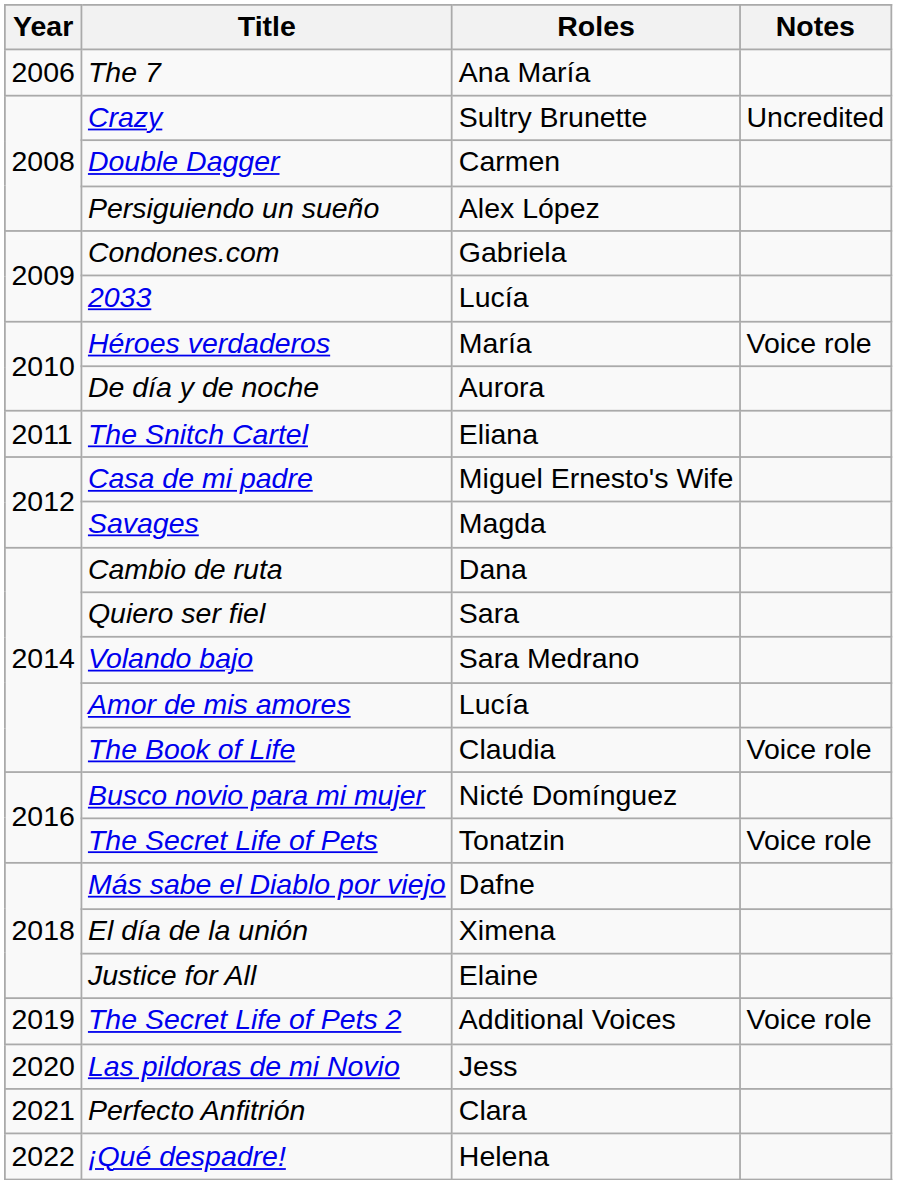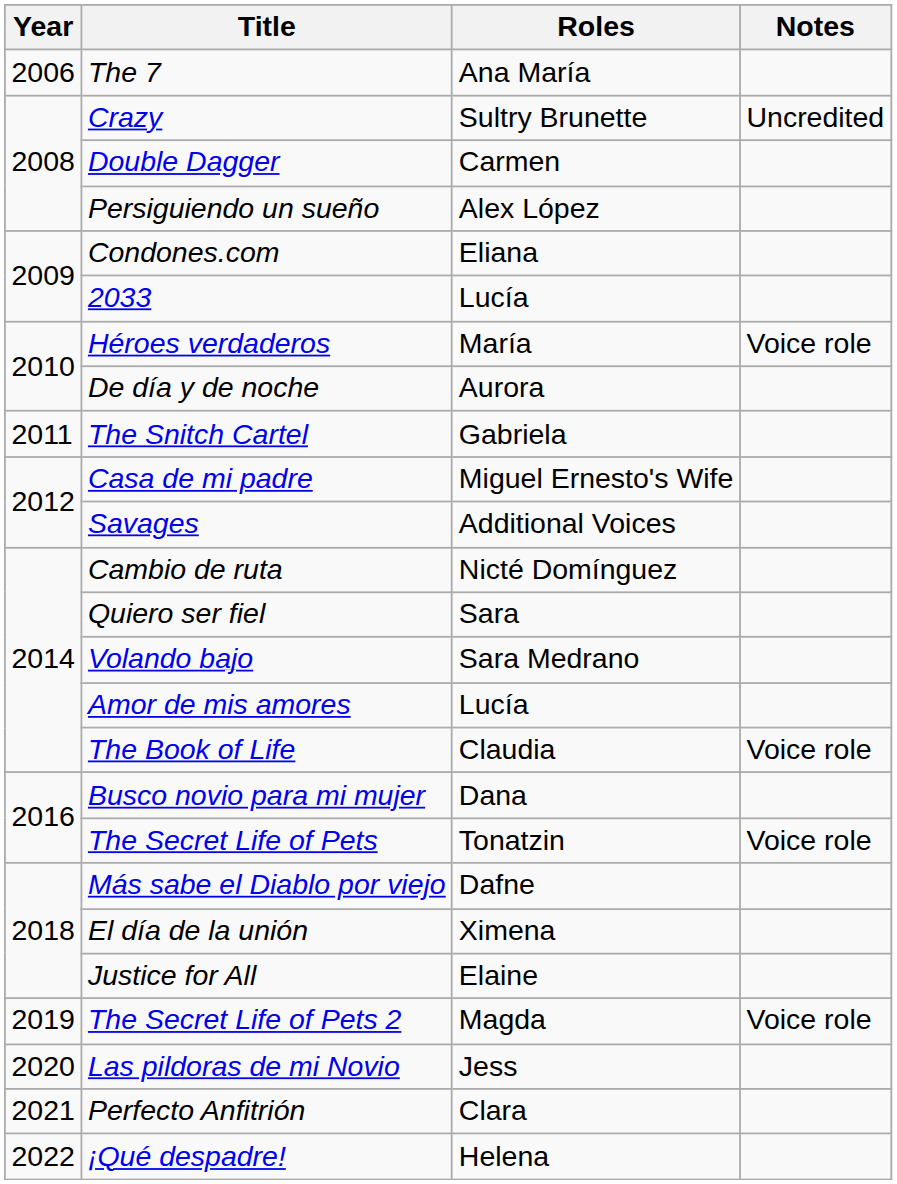(513, 252) Gabriela -> (498, 252) Eliana
(498, 433) Eliana -> (513, 433) Gabriela
(502, 523) Magda -> (567, 523) Additional Voices
(493, 569) Dana -> (568, 569) Nicté Domínguez
(568, 794) Nicté Domínguez -> (493, 794) Dana
(567, 1020) Additional Voices -> (502, 1020) Magda
